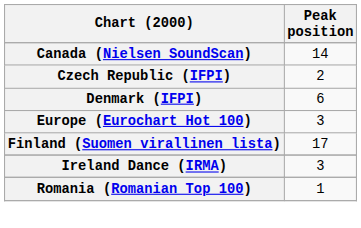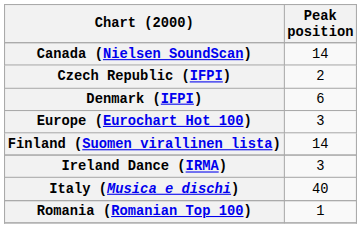(320, 144) 17 -> (320, 144) 14
+ row: (144, 189)
